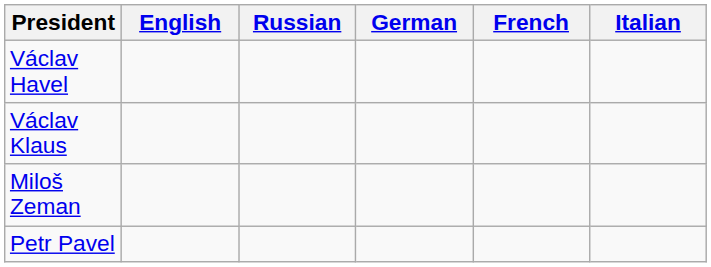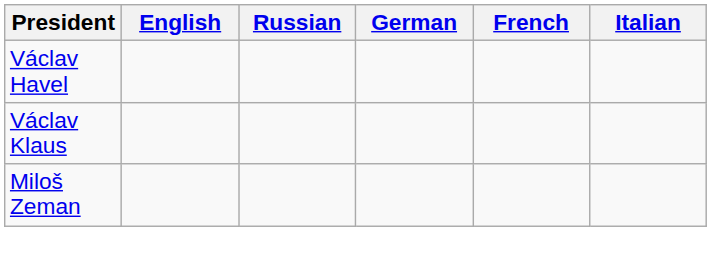- row: (62, 243)
